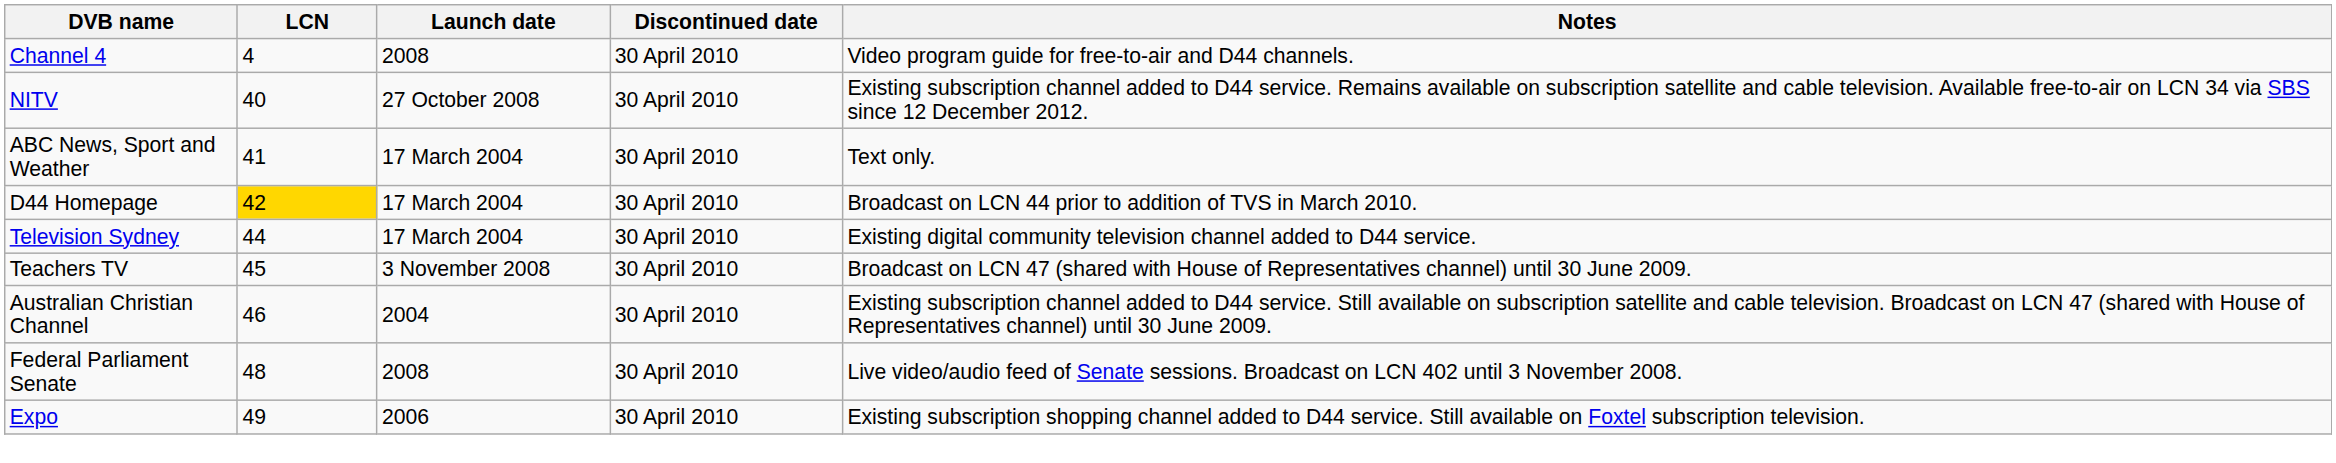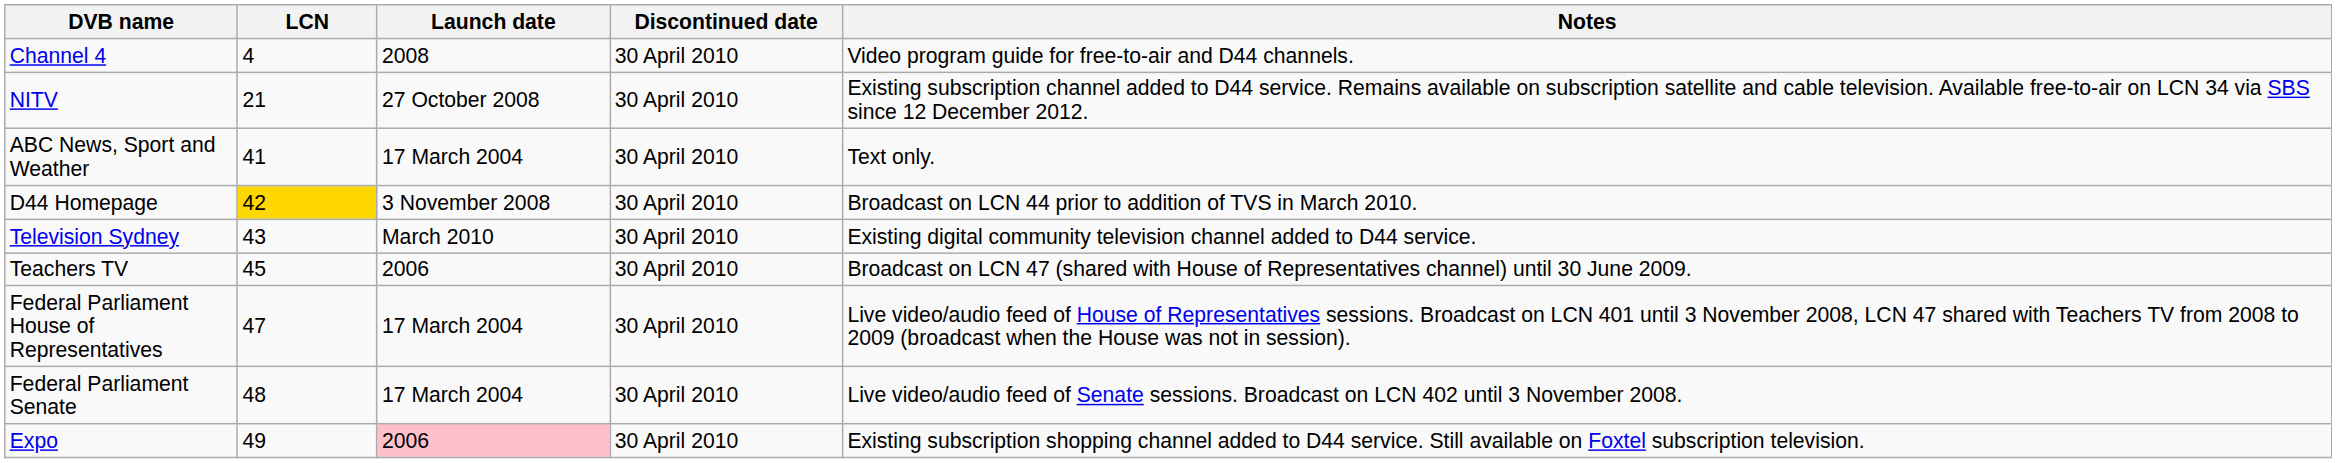(254, 100) 40 -> (254, 100) 21
(453, 203) 17 March 2004 -> (466, 203) 3 November 2008
(254, 236) 44 -> (254, 236) 43
(453, 236) 17 March 2004 -> (438, 236) March 2010
(466, 270) 3 November 2008 -> (406, 270) 2006
- row: (101, 315)
+ row: (99, 327)
(406, 372) 2008 -> (453, 395) 17 March 2004
(406, 417) no background -> (406, 440) pink background
